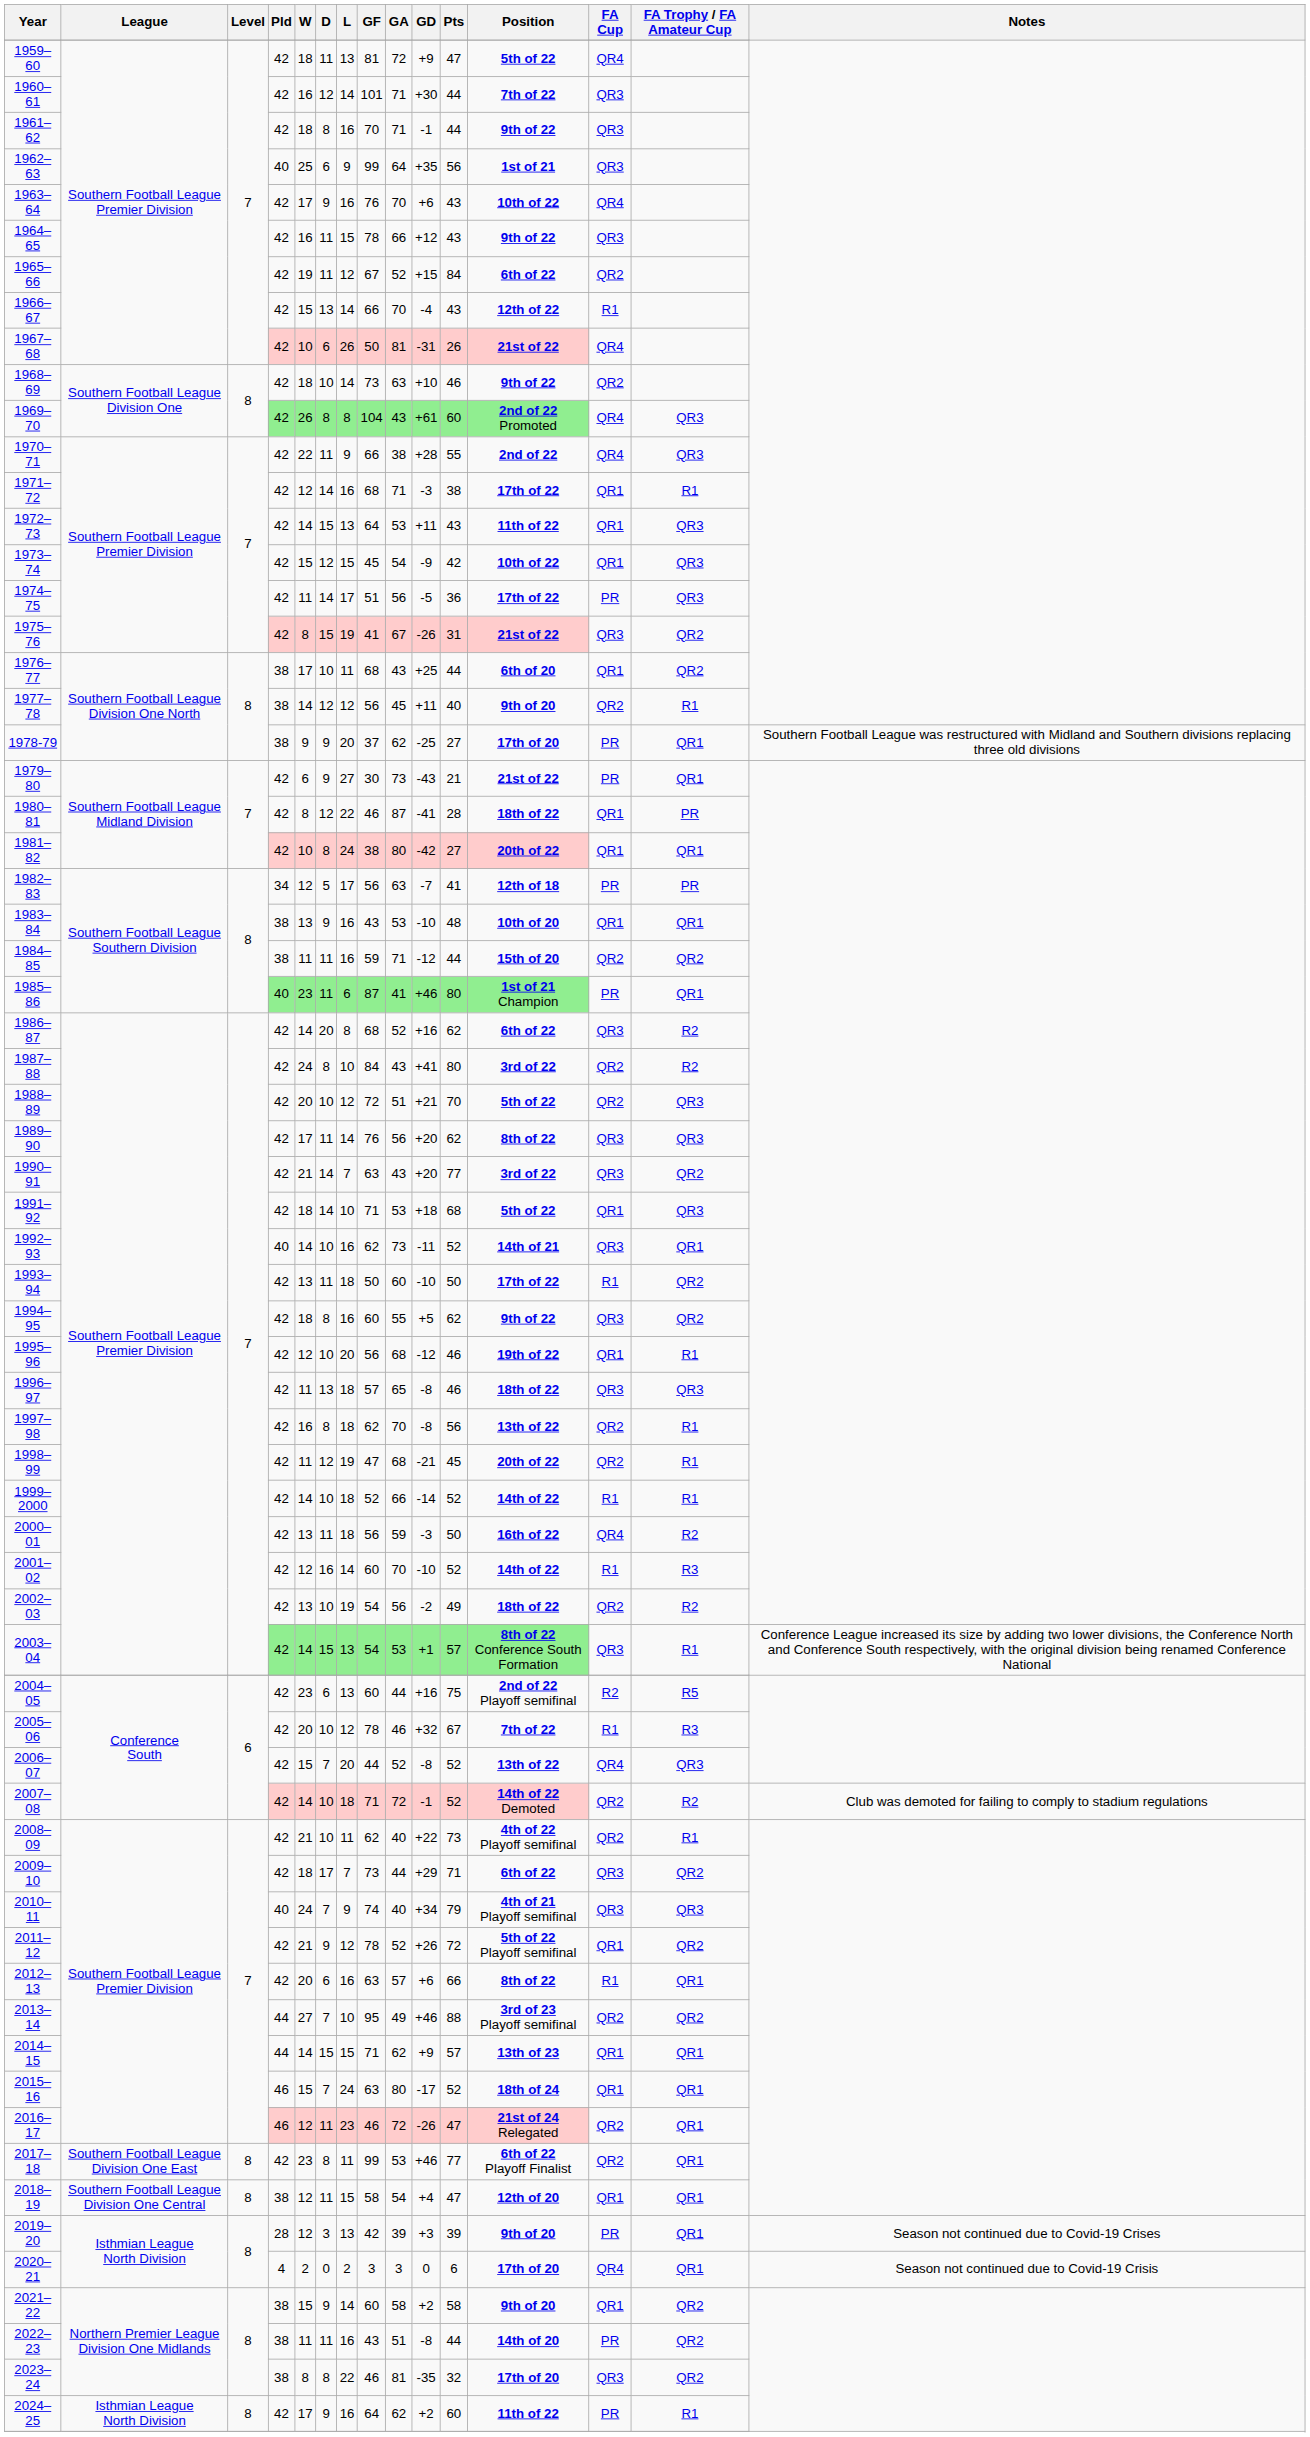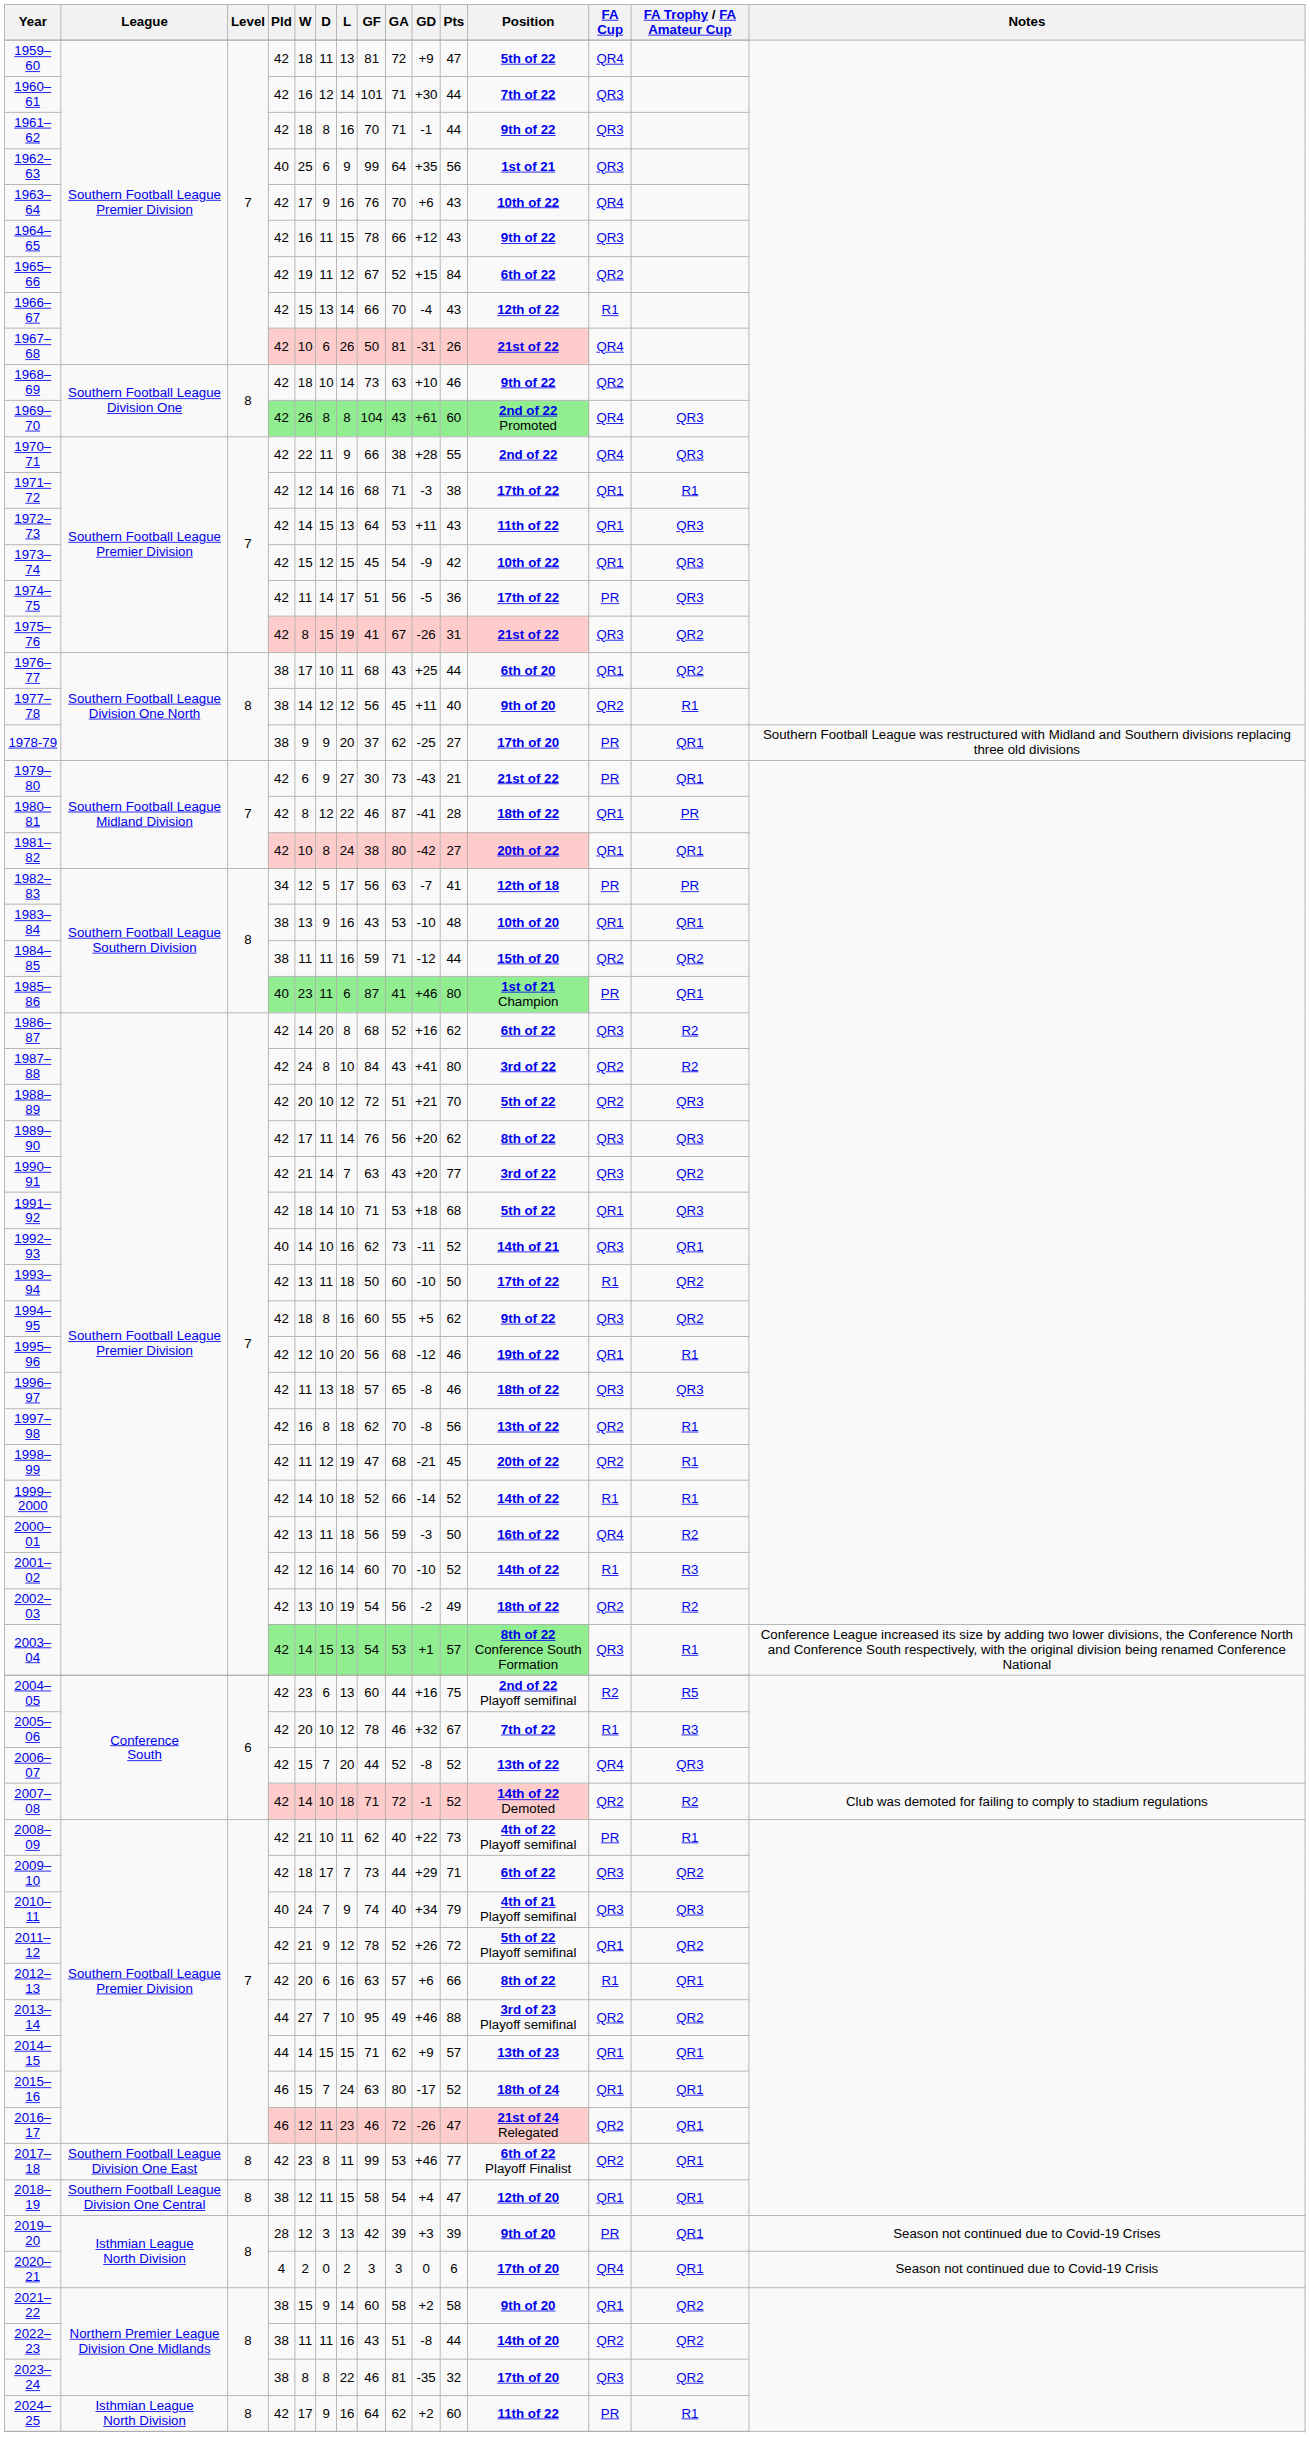(610, 1837) QR2 -> (610, 1837) PR
(610, 2341) PR -> (610, 2341) QR2
